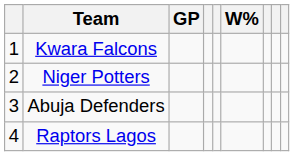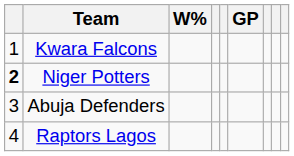columns swapped: (186, 19) <-> (242, 19)
(14, 77) normal -> (14, 77) bold
